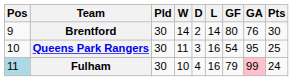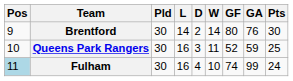columns swapped: (183, 13) <-> (214, 13)
(232, 48) 54 -> (232, 48) 52
(252, 48) 95 -> (252, 48) 59
(232, 66) 79 -> (232, 66) 74
(252, 66) pink background -> (252, 66) no background
